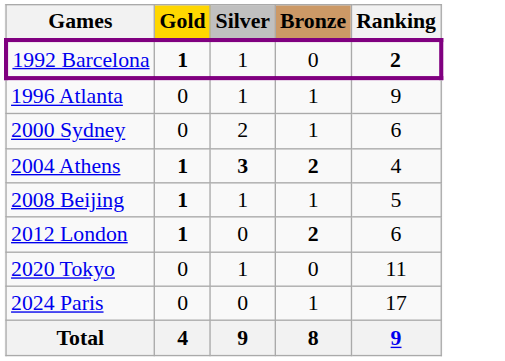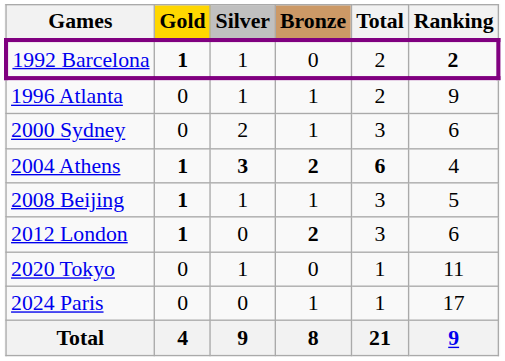+ column: (380, 21)
